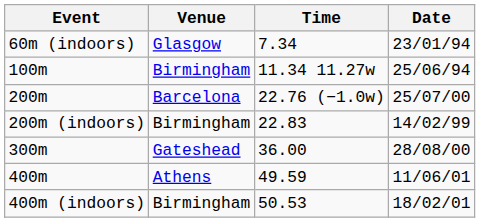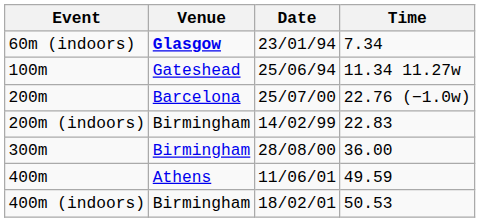columns swapped: (321, 18) <-> (432, 18)
(187, 44) normal -> (187, 44) bold
(202, 71) Birmingham -> (197, 71) Gateshead
(197, 150) Gateshead -> (202, 150) Birmingham
